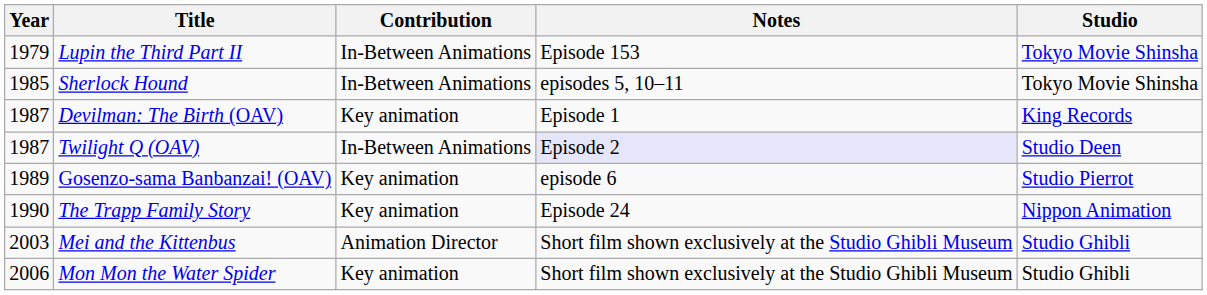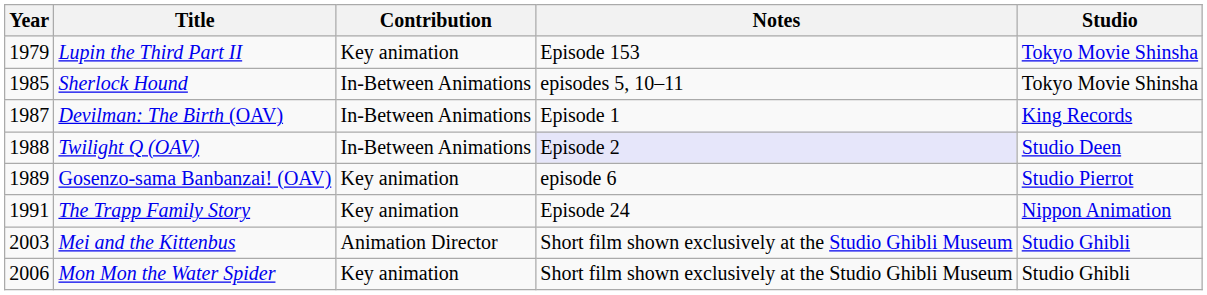(436, 52) In-Between Animations -> (400, 52) Key animation
(400, 115) Key animation -> (436, 115) In-Between Animations
(29, 147) 1987 -> (29, 147) 1988
(29, 210) 1990 -> (29, 210) 1991
